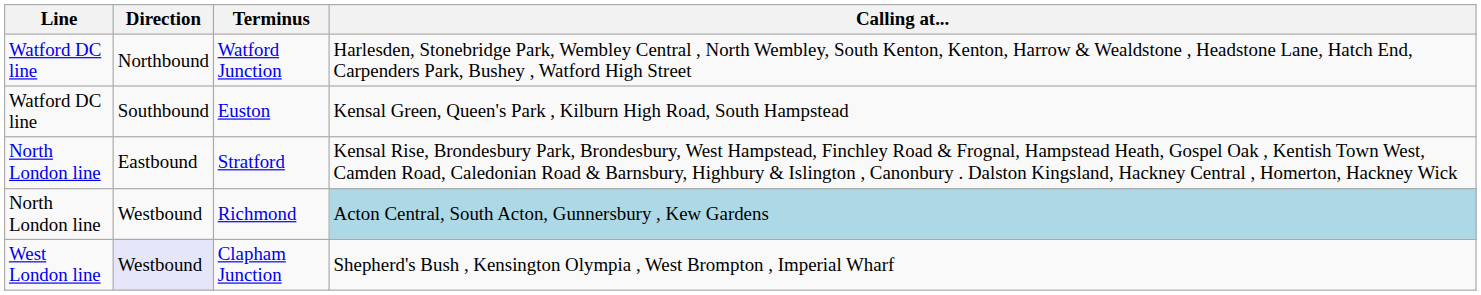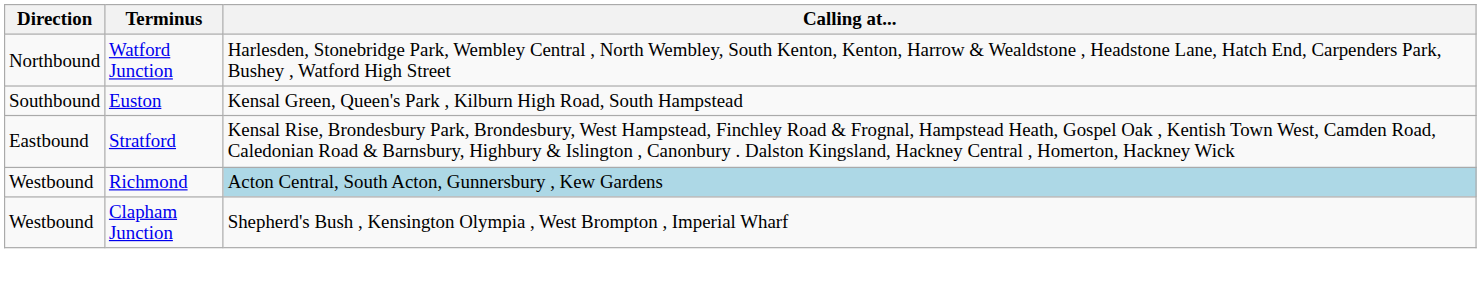- column: (59, 19)
(160, 264) lavender background -> (51, 222) no background
